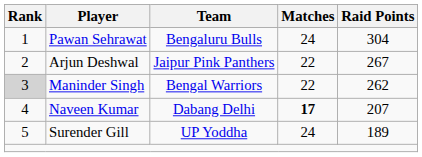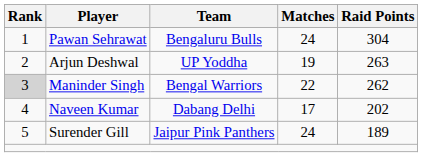(214, 62) Jaipur Pink Panthers -> (214, 62) UP Yoddha
(308, 62) 22 -> (308, 62) 19
(378, 62) 267 -> (378, 62) 263
(308, 109) bold -> (308, 109) normal
(378, 109) 207 -> (378, 109) 202
(214, 132) UP Yoddha -> (214, 132) Jaipur Pink Panthers
